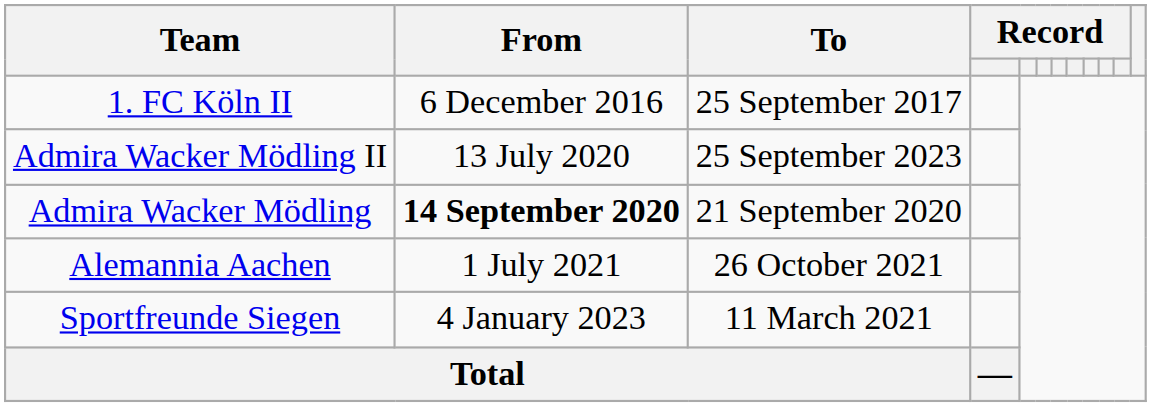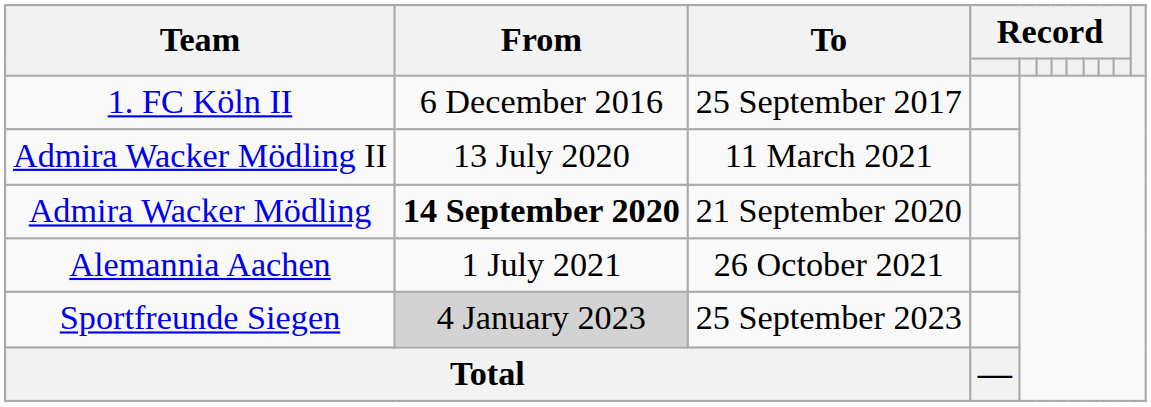(829, 156) 25 September 2023 -> (829, 156) 11 March 2021
(541, 318) no background -> (541, 318) lightgrey background
(829, 318) 11 March 2021 -> (829, 318) 25 September 2023
